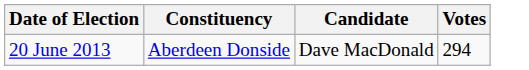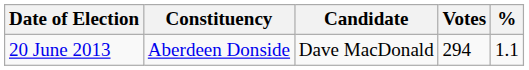+ column: (507, 19)
